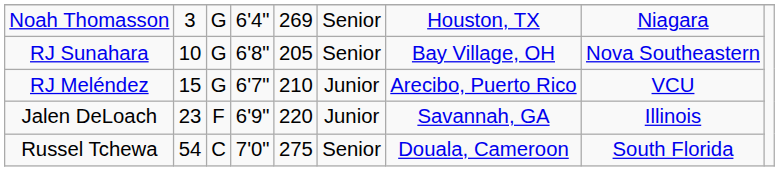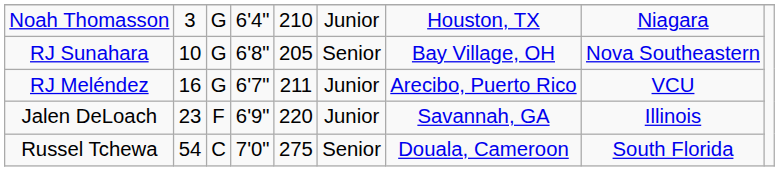(296, 20) 269 -> (296, 20) 210
(352, 20) Senior -> (352, 20) Junior
(190, 85) 15 -> (190, 85) 16
(296, 85) 210 -> (296, 85) 211
